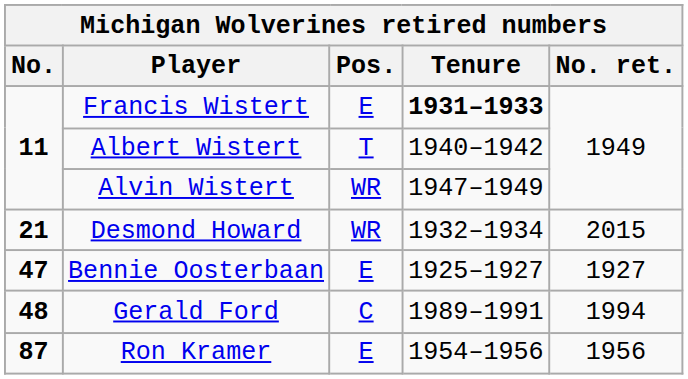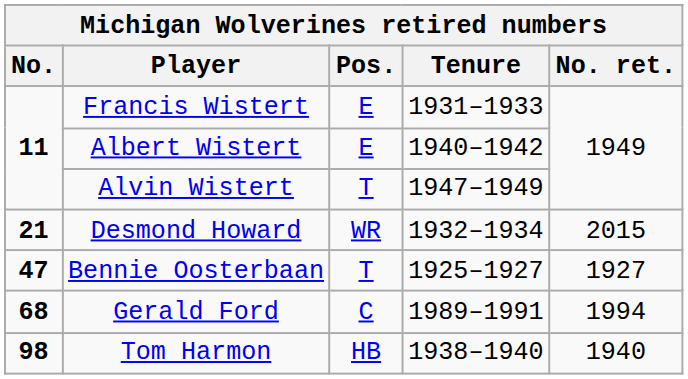(476, 107) bold -> (476, 107) normal
(366, 148) T -> (366, 148) E
(366, 189) WR -> (366, 189) T
(366, 271) E -> (366, 271) T
(34, 312) 48 -> (34, 312) 68
- row: (196, 353)
+ row: (196, 353)
